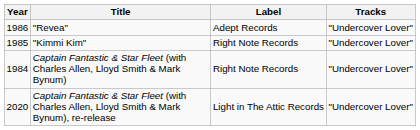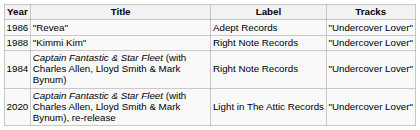(17, 43) 1985 -> (17, 43) 1988
